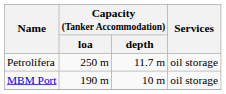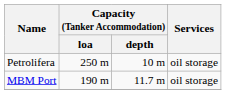(150, 62) 11.7 m -> (154, 62) 10 m
(154, 80) 10 m -> (150, 80) 11.7 m
